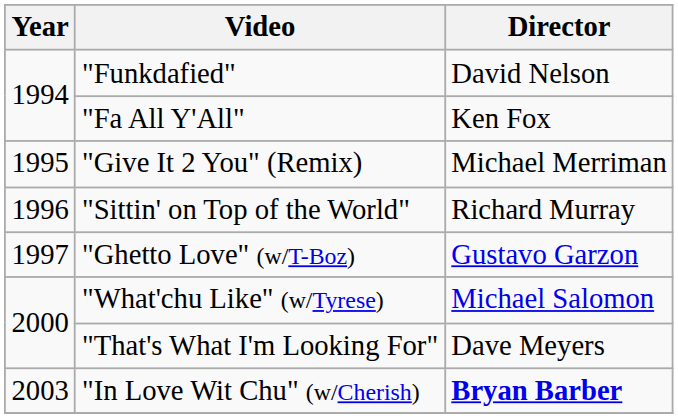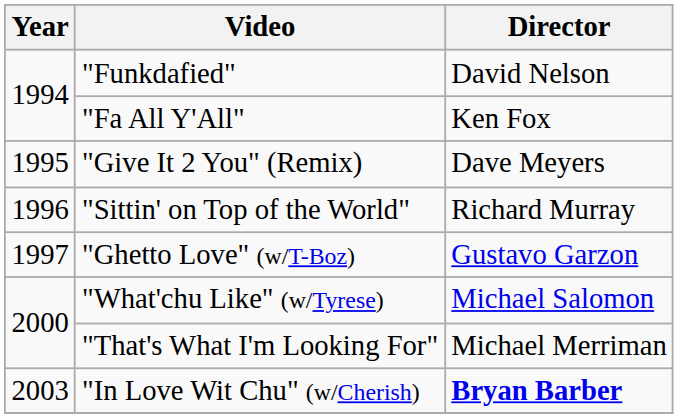(559, 163) Michael Merriman -> (528, 163) Dave Meyers
(528, 345) Dave Meyers -> (559, 345) Michael Merriman
